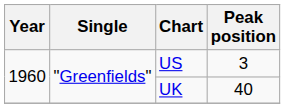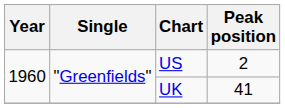(243, 63) 3 -> (243, 63) 2
(243, 90) 40 -> (243, 90) 41
